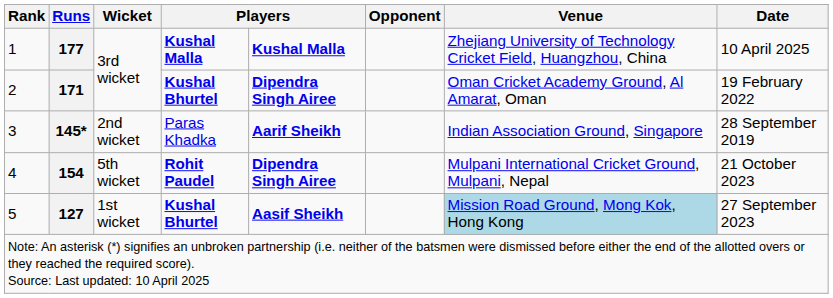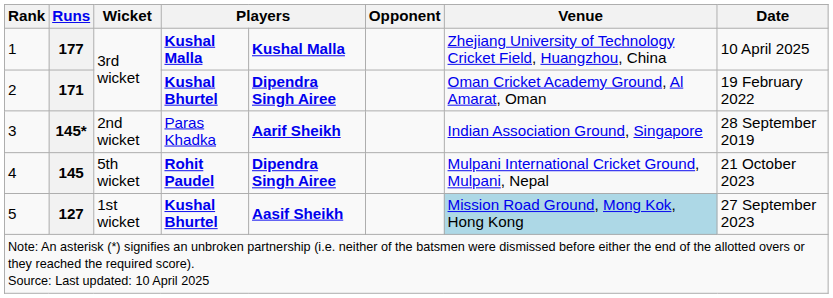(71, 172) 154 -> (71, 172) 145
